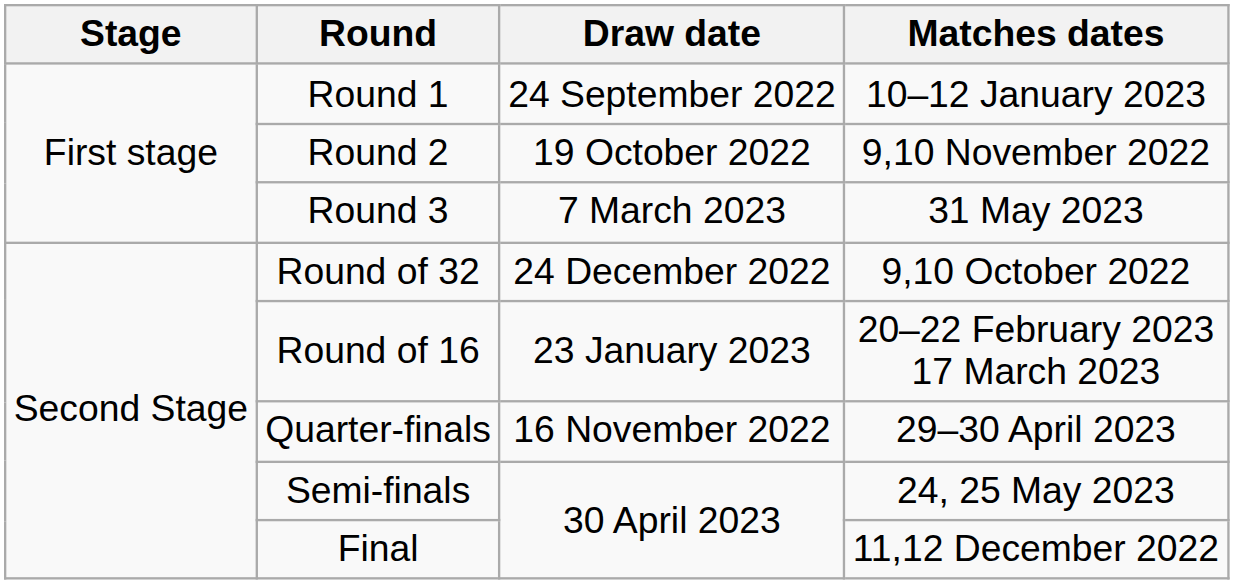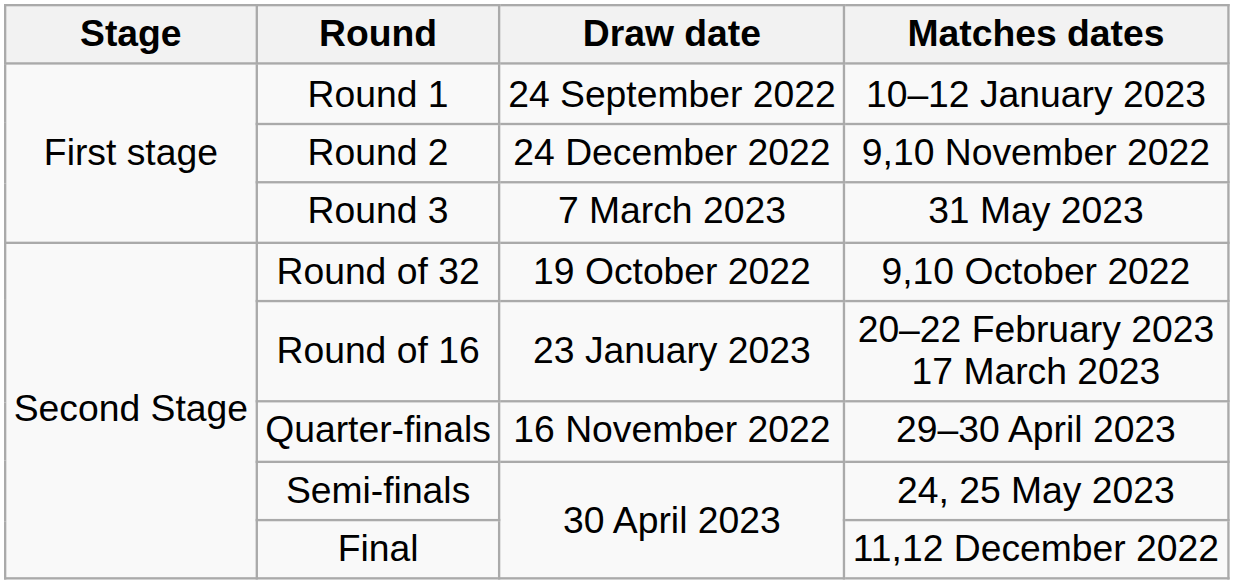(672, 152) 19 October 2022 -> (672, 152) 24 December 2022
(672, 270) 24 December 2022 -> (672, 270) 19 October 2022
